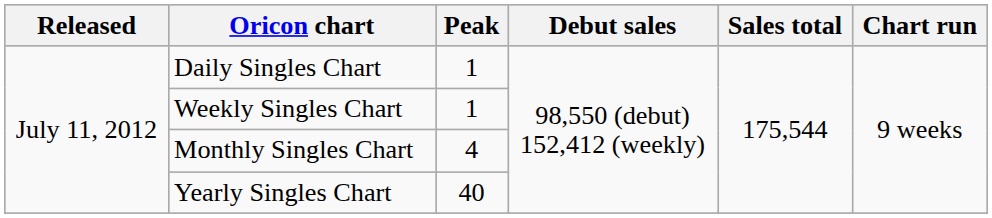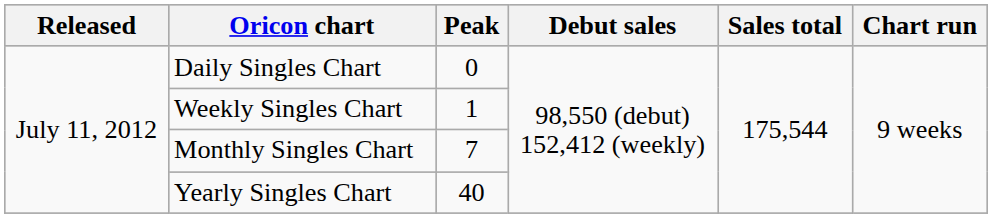(472, 66) 1 -> (472, 66) 0
(472, 150) 4 -> (472, 150) 7
